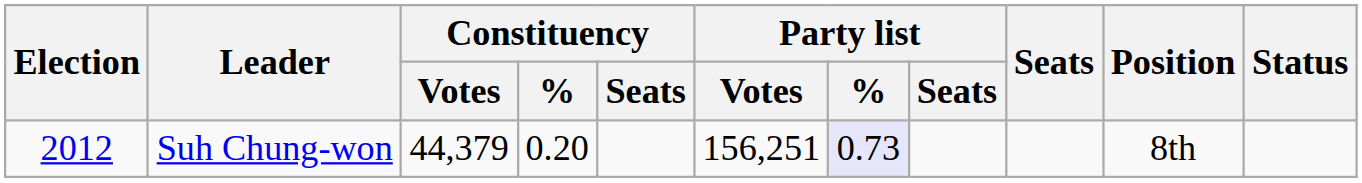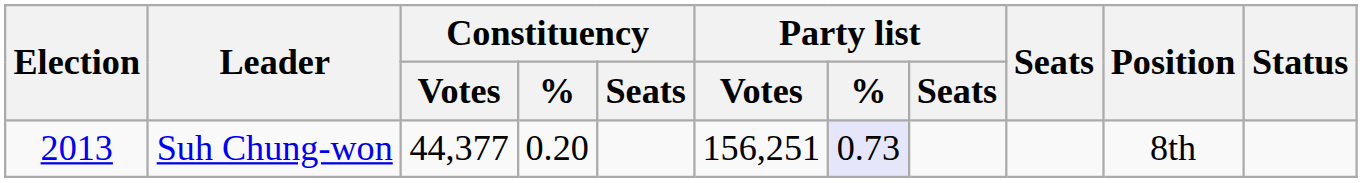(77, 147) 2012 -> (77, 147) 2013
(459, 147) 44,379 -> (459, 147) 44,377
